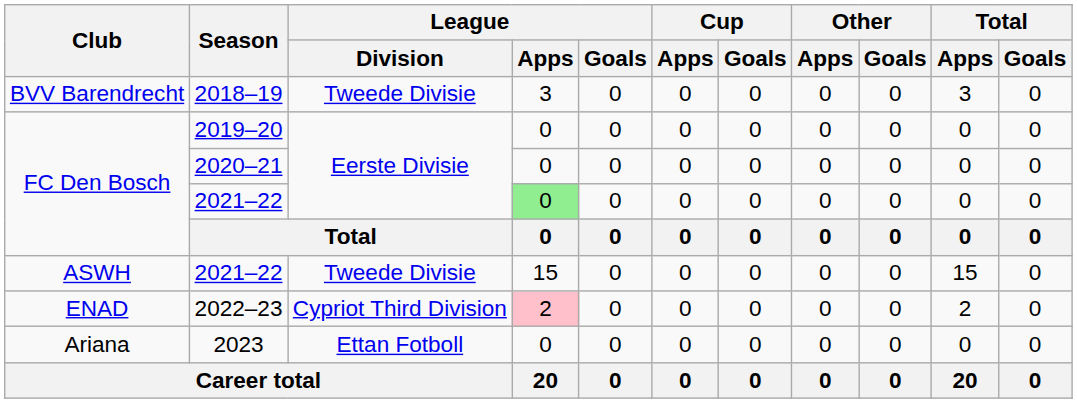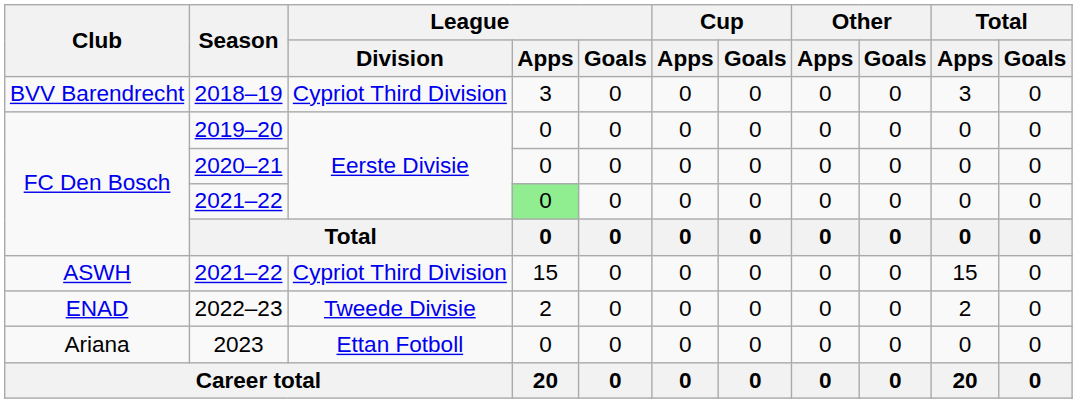(400, 93) Tweede Divisie -> (400, 93) Cypriot Third Division
(400, 272) Tweede Divisie -> (400, 272) Cypriot Third Division
(400, 308) Cypriot Third Division -> (400, 308) Tweede Divisie
(545, 308) pink background -> (545, 308) no background
